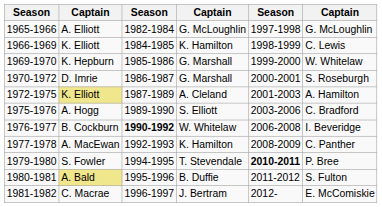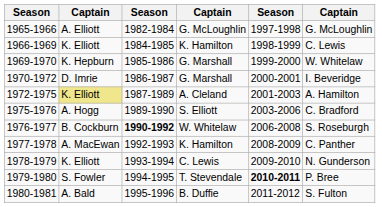(337, 78) S. Roseburgh -> (333, 78) I. Beveridge
(333, 128) I. Beveridge -> (337, 128) S. Roseburgh
+ row: (32, 161)
(78, 177) khaki background -> (78, 194) no background
- row: (32, 194)
